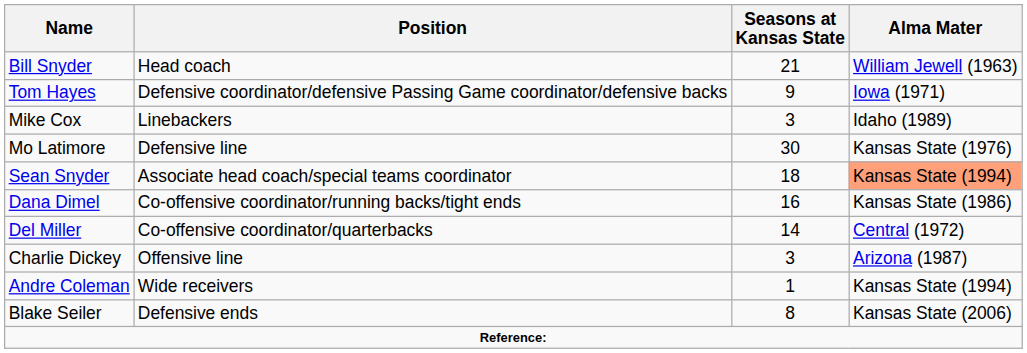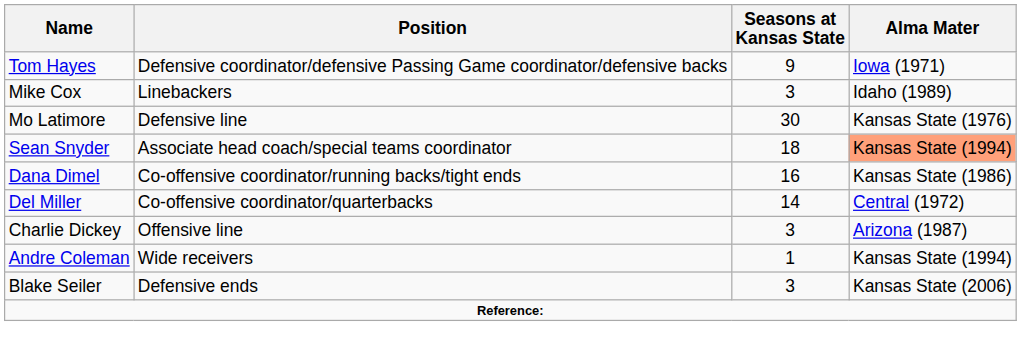- row: (50, 66)
(790, 313) 8 -> (790, 286) 3
